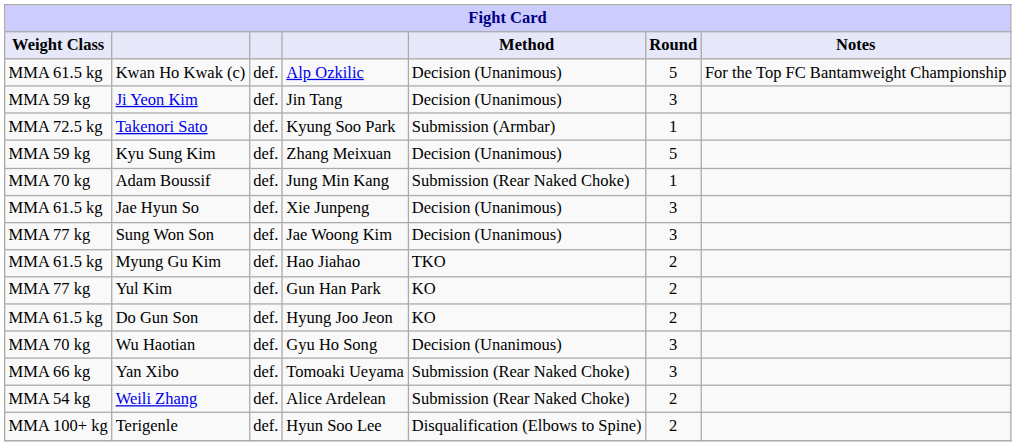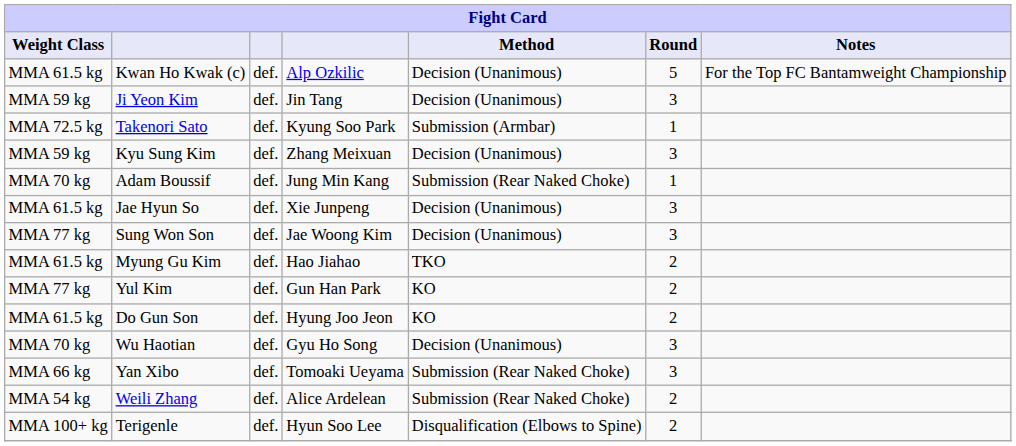(673, 153) 5 -> (673, 153) 3
